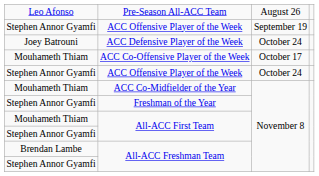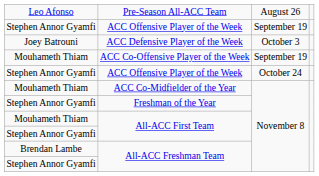(280, 42) October 24 -> (280, 42) October 3
(280, 57) October 17 -> (280, 57) September 19
